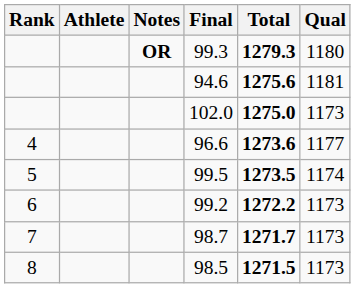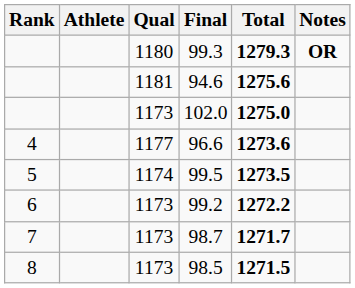columns swapped: (325, 19) <-> (157, 19)
